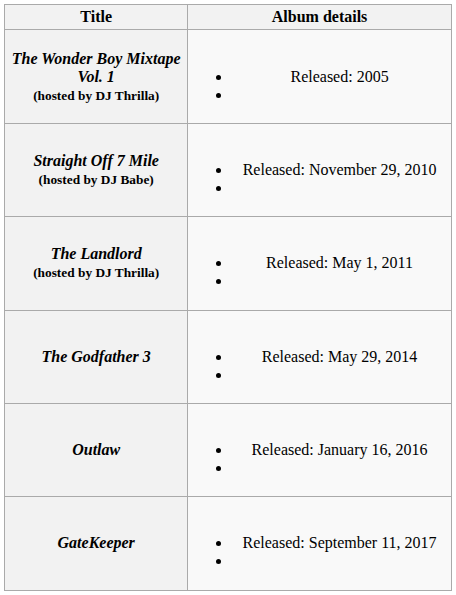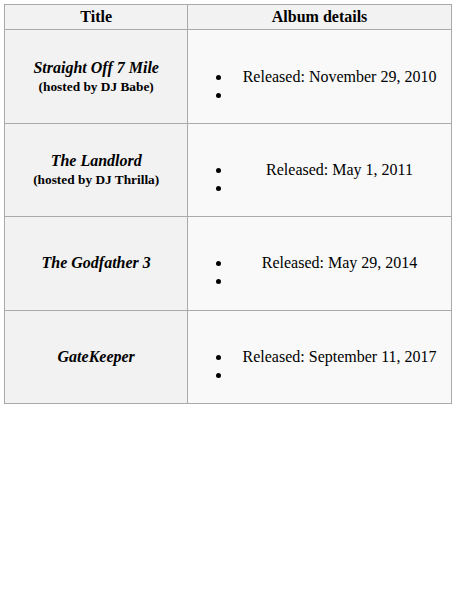- row: (96, 76)
- row: (96, 450)
